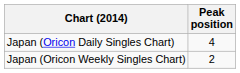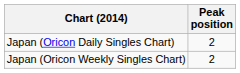(212, 42) 4 -> (212, 42) 2
